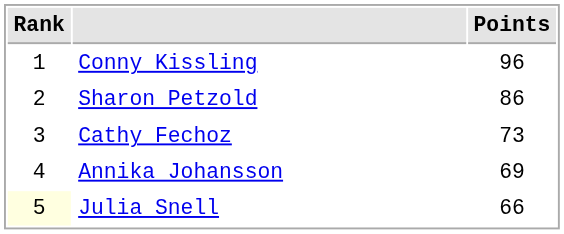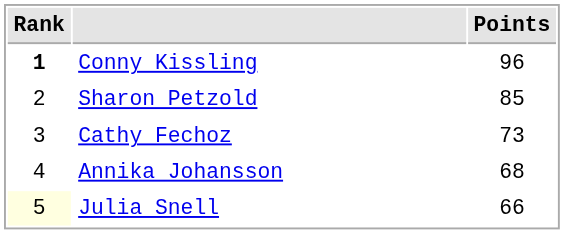(39, 63) normal -> (39, 63) bold
(512, 100) 86 -> (512, 100) 85
(512, 172) 69 -> (512, 172) 68
